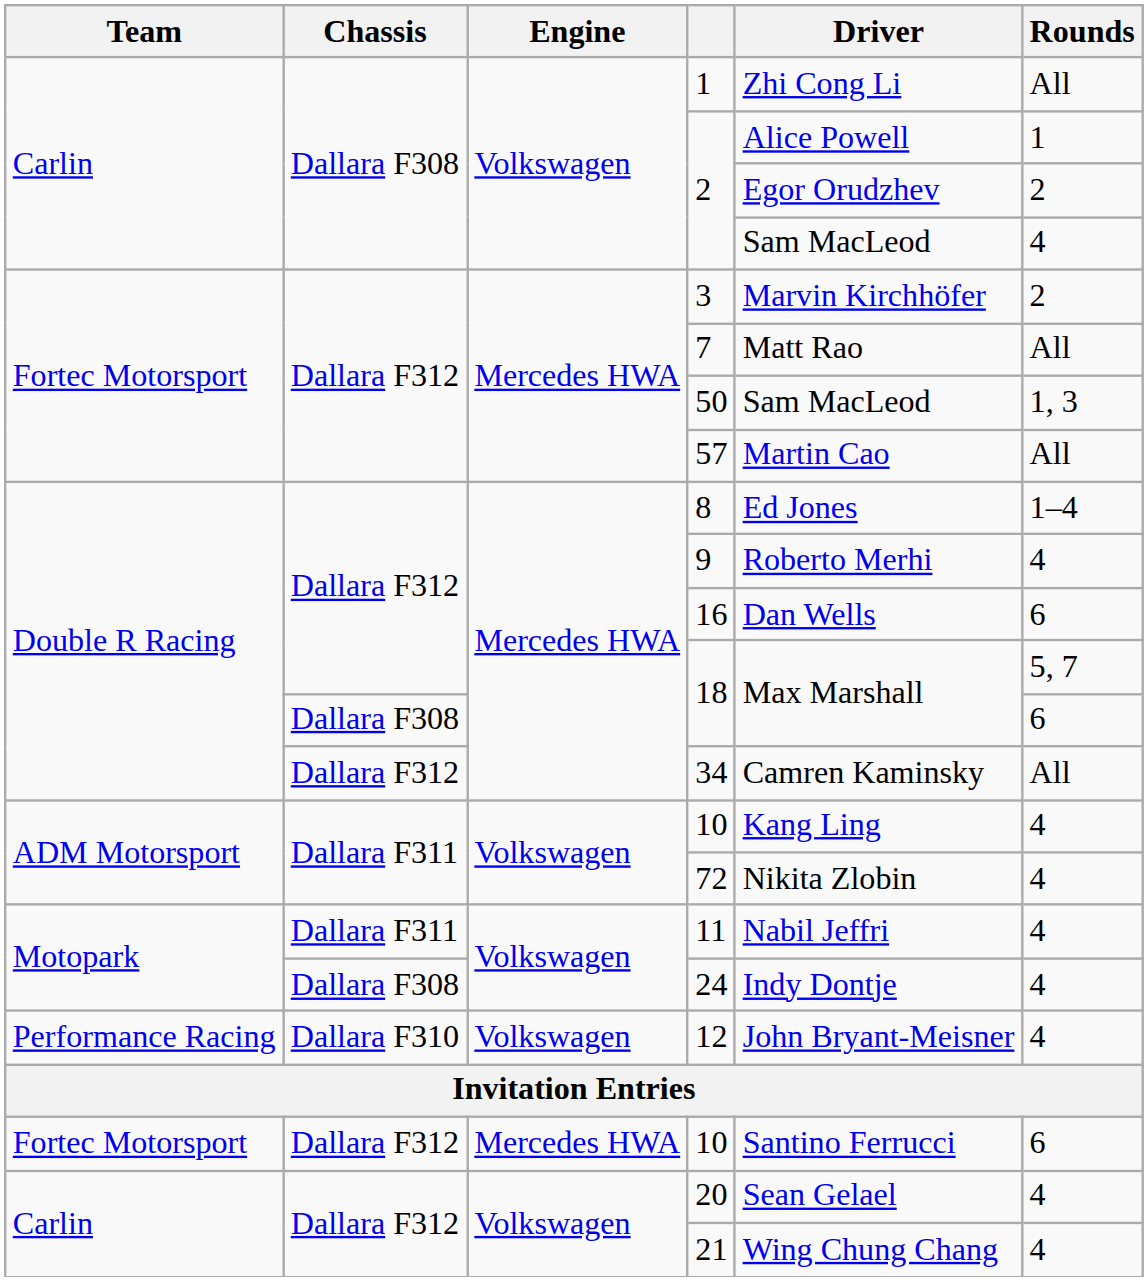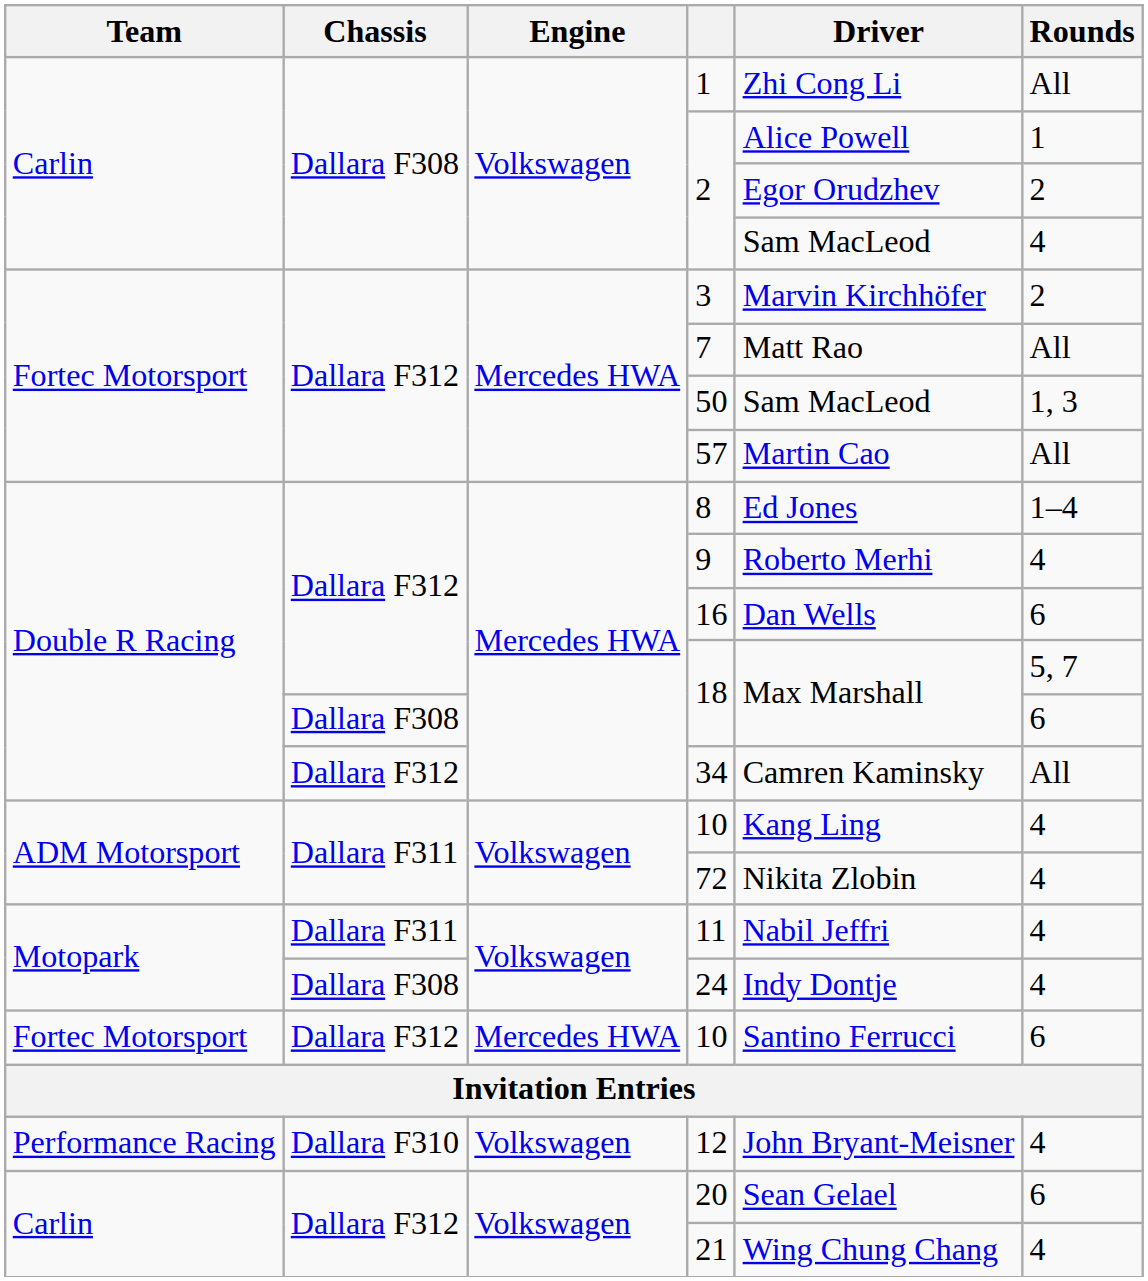rows swapped: (375, 1036) <-> (375, 1142)
(1038, 1195) 4 -> (1038, 1195) 6
